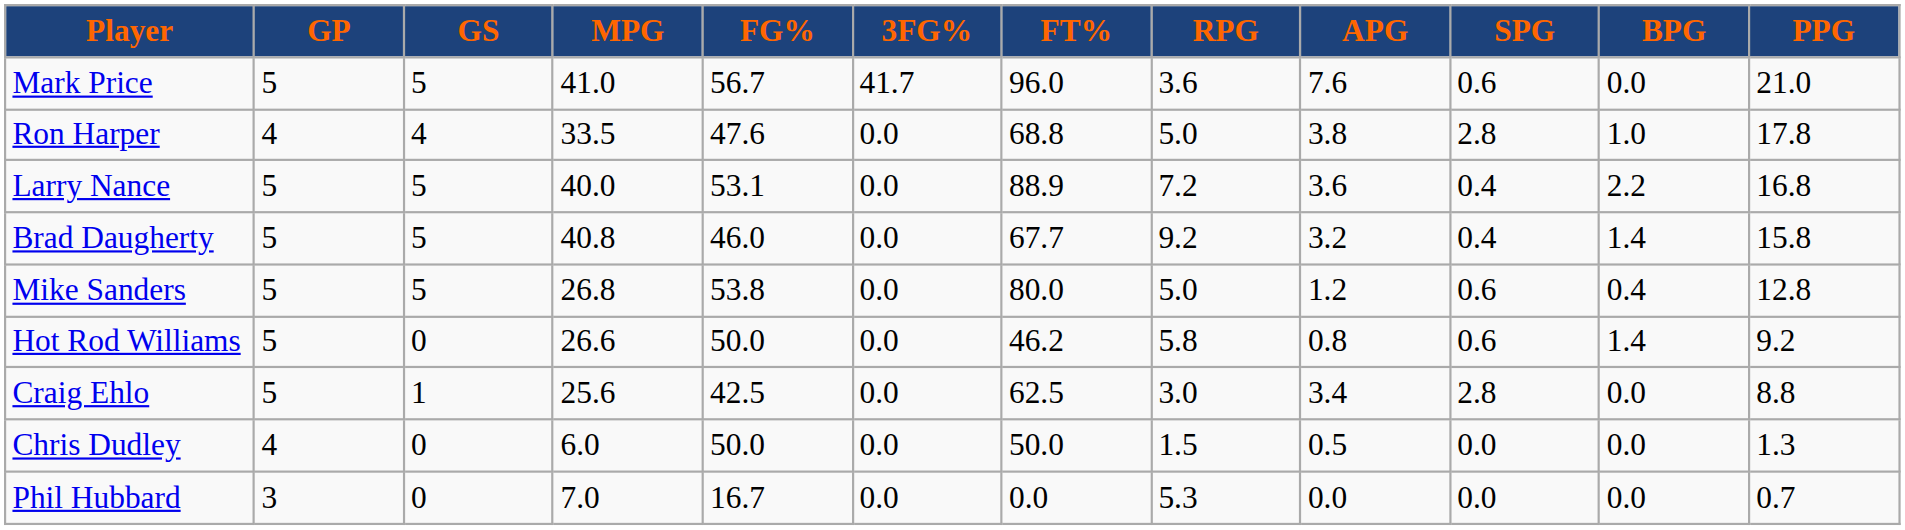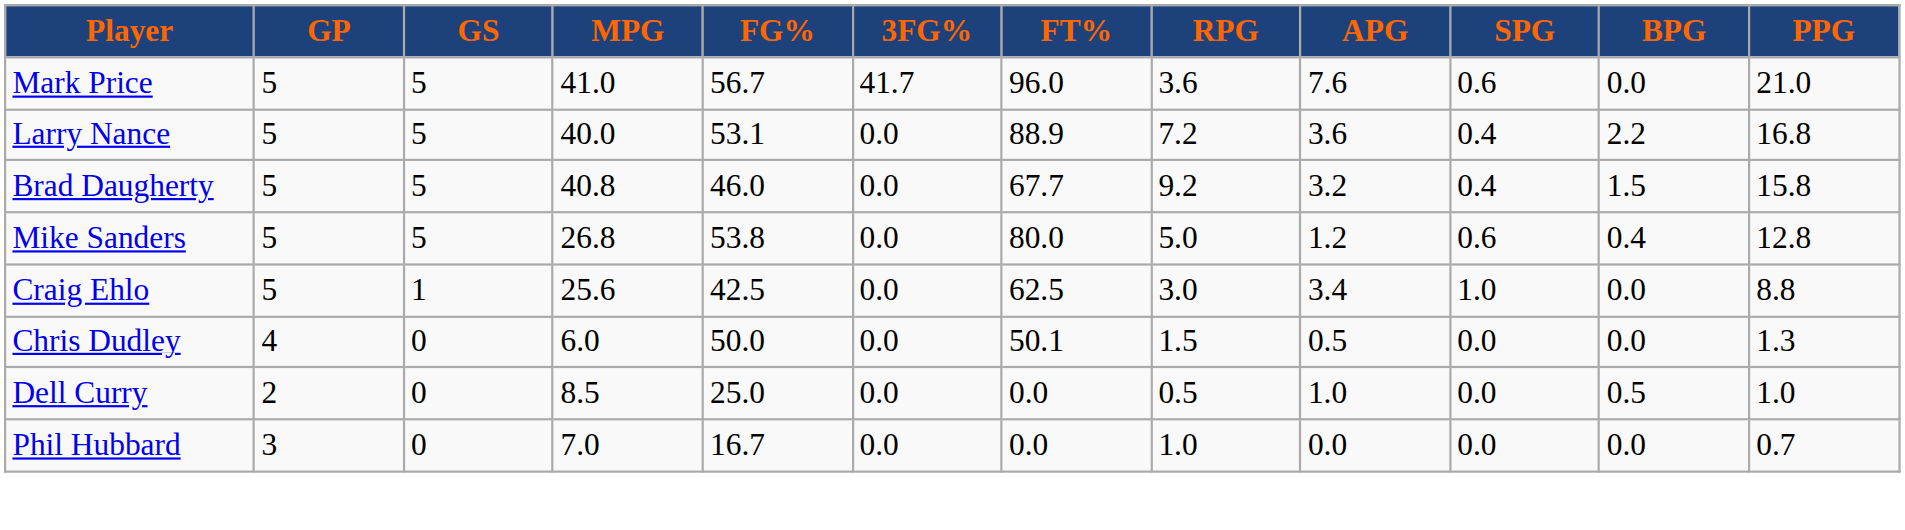- row: (86, 134)
(1626, 237) 1.4 -> (1626, 186) 1.5
- row: (127, 341)
(1477, 393) 2.8 -> (1477, 289) 1.0
(1036, 444) 50.0 -> (1036, 341) 50.1
+ row: (80, 393)
(1178, 496) 5.3 -> (1178, 444) 1.0
